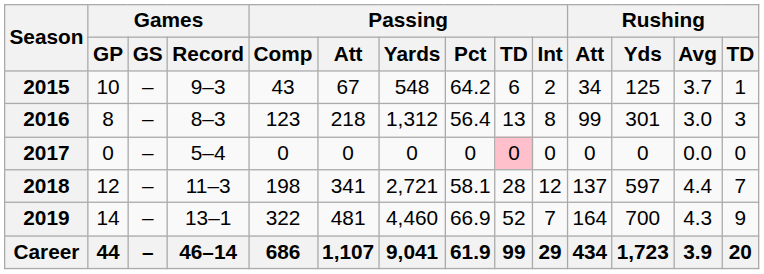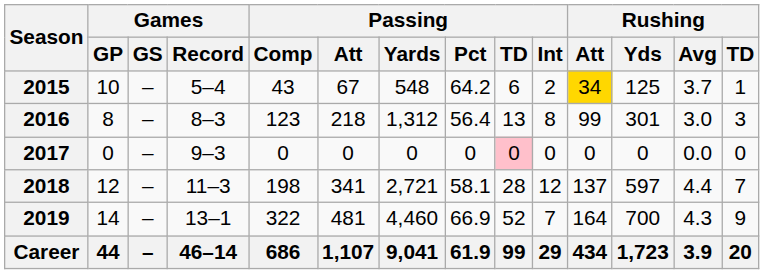(208, 86) 9–3 -> (208, 86) 5–4
(590, 86) no background -> (590, 86) gold background
(208, 152) 5–4 -> (208, 152) 9–3
